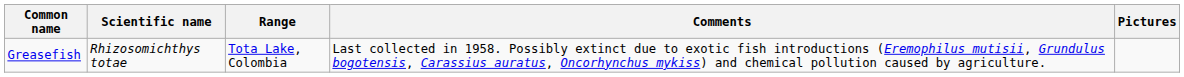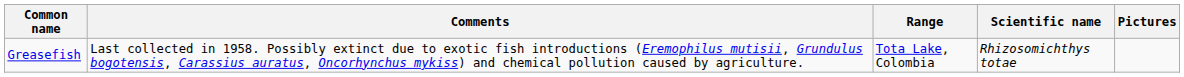columns swapped: (156, 21) <-> (722, 21)
